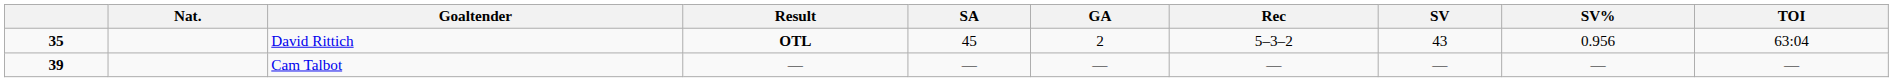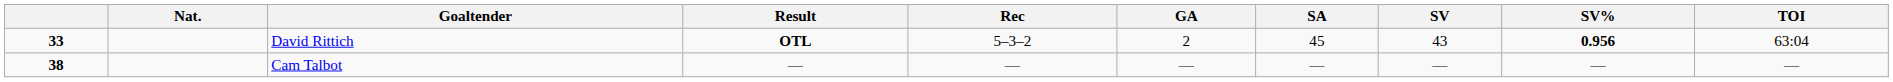columns swapped: (1274, 16) <-> (969, 16)
(56, 40) 35 -> (56, 40) 33
(1598, 40) normal -> (1598, 40) bold
(56, 64) 39 -> (56, 64) 38
